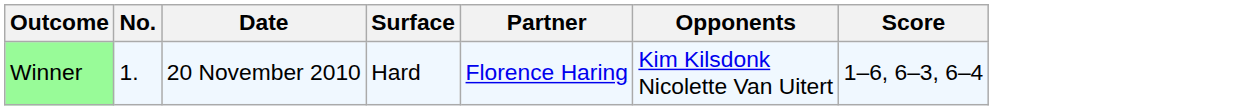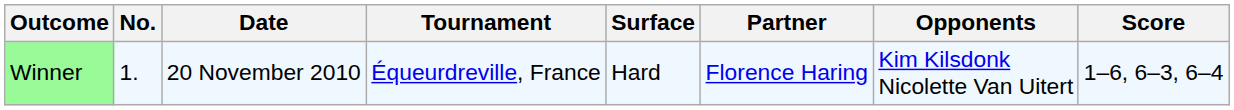+ column: (486, 22)
